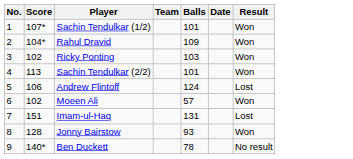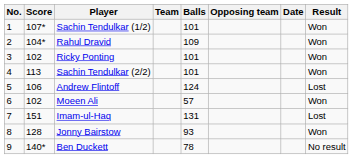+ column: (244, 12)
(191, 57) 103 -> (191, 57) 101
